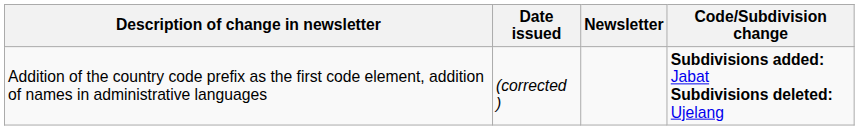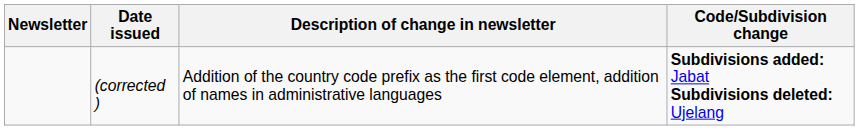columns swapped: (624, 25) <-> (248, 25)
